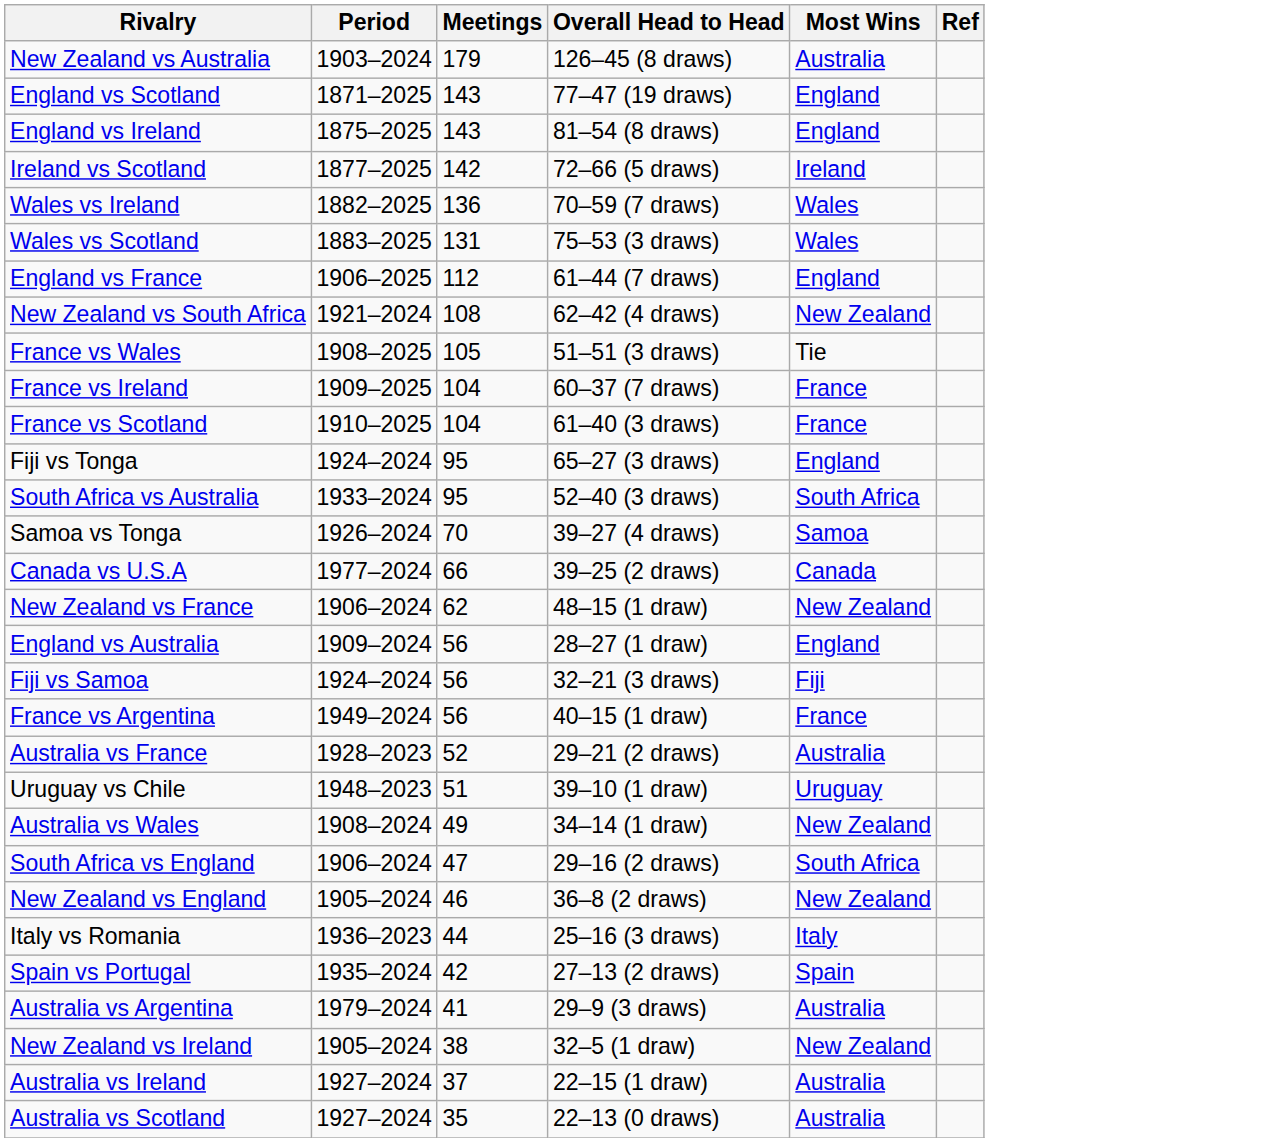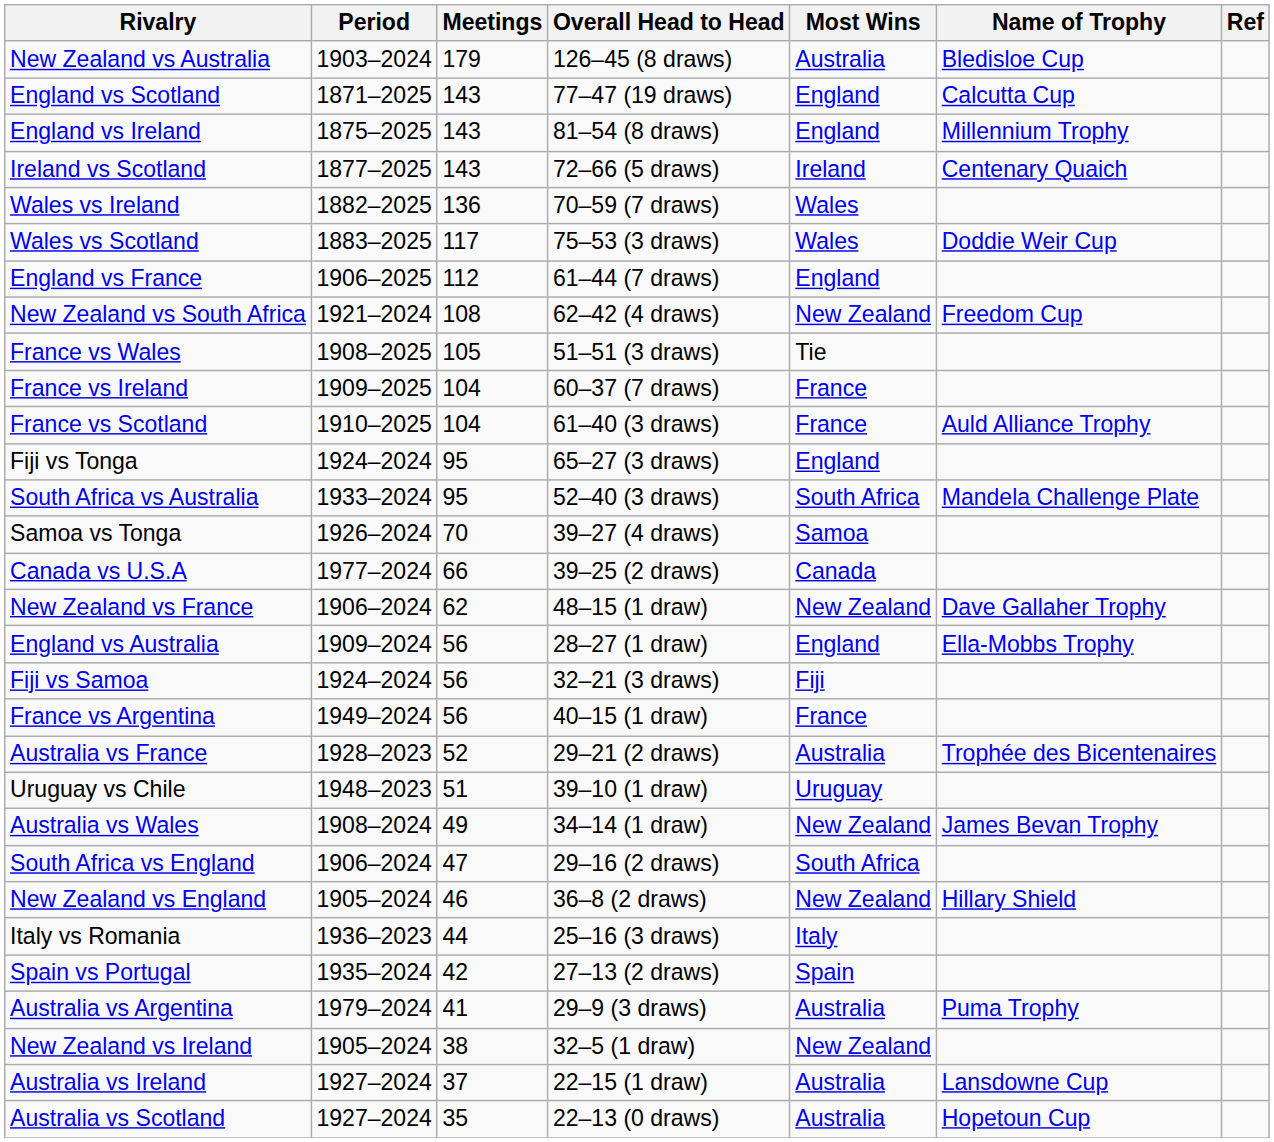+ column: (1079, 22)
(462, 168) 142 -> (462, 168) 143
(462, 242) 131 -> (461, 242) 117
